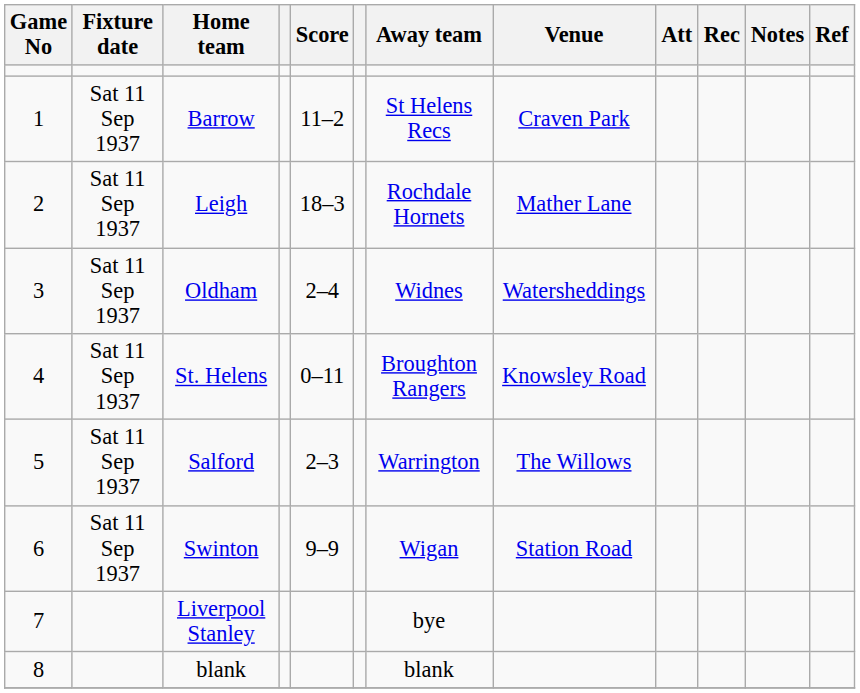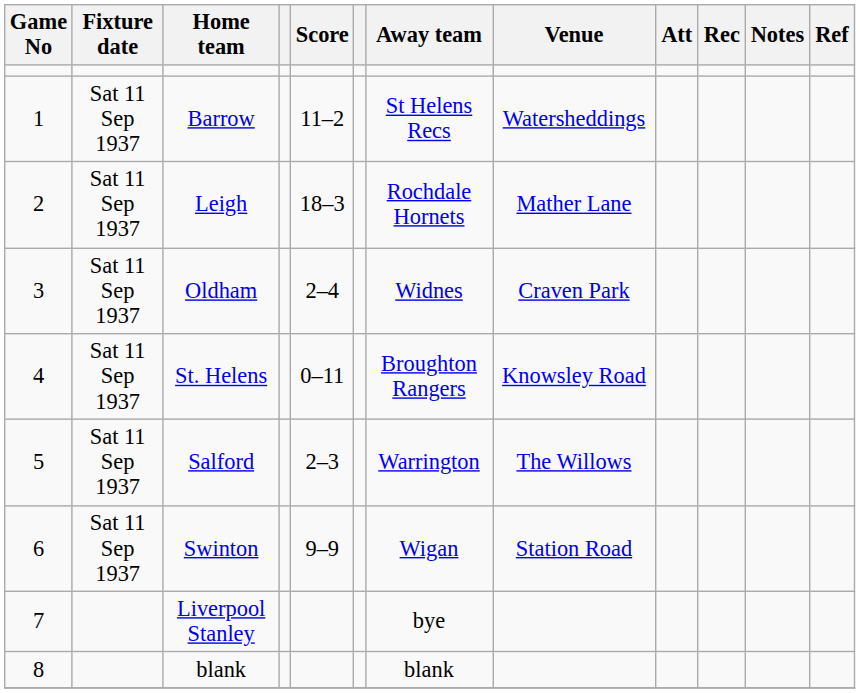(574, 118) Craven Park -> (574, 118) Watersheddings
(574, 290) Watersheddings -> (574, 290) Craven Park
